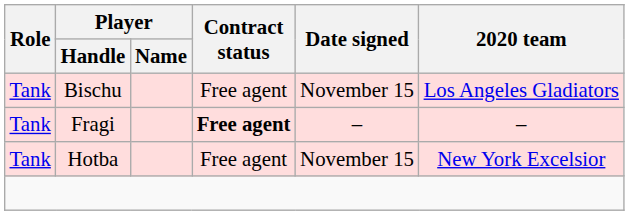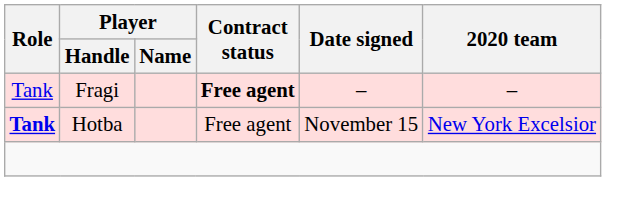- row: (93, 90)
(30, 159) normal -> (32, 124) bold
